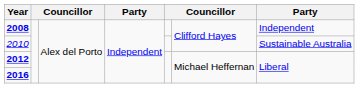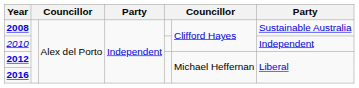(286, 28) Independent -> (305, 28) Sustainable Australia
(305, 43) Sustainable Australia -> (286, 43) Independent
